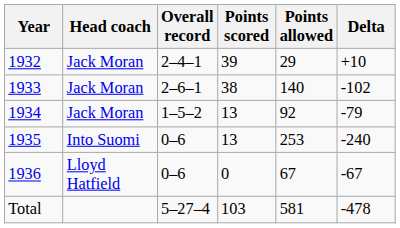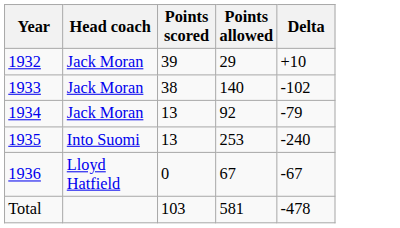- column: (187, 26)
